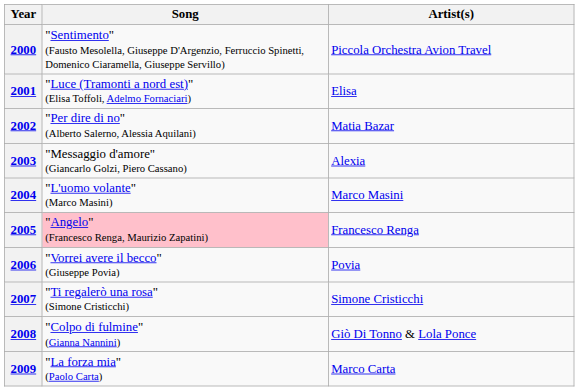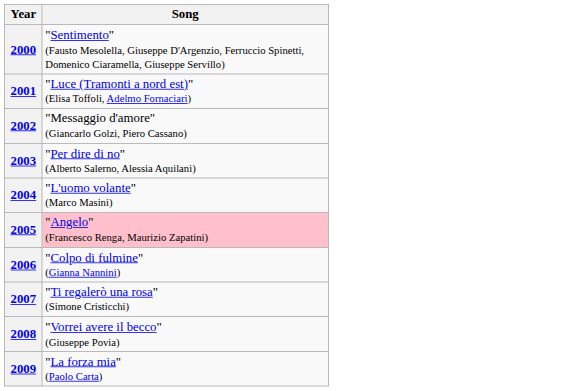- column: (451, 14)
(120, 125) "Per dire di no" (Alberto Salerno, Alessia Aquilani) -> (116, 125) "Messaggio d'amore" (Giancarlo Golzi, Piero Cassano)
(116, 160) "Messaggio d'amore" (Giancarlo Golzi, Piero Cassano) -> (120, 160) "Per dire di no" (Alberto Salerno, Alessia Aquilani)
(103, 264) "Vorrei avere il becco" (Giuseppe Povia) -> (94, 264) "Colpo di fulmine" (Gianna Nannini)
(94, 334) "Colpo di fulmine" (Gianna Nannini) -> (103, 334) "Vorrei avere il becco" (Giuseppe Povia)
